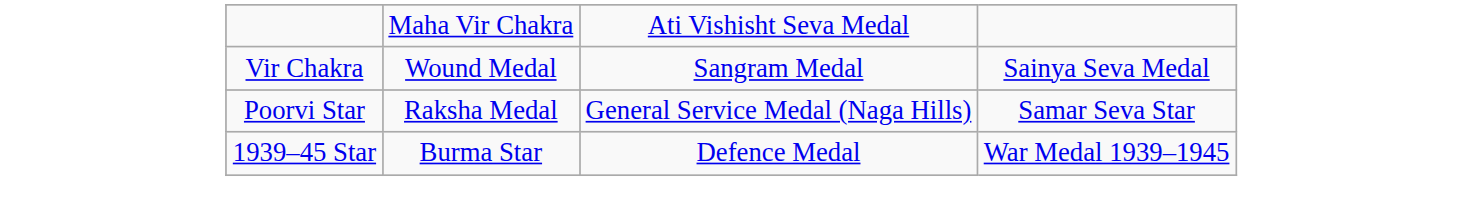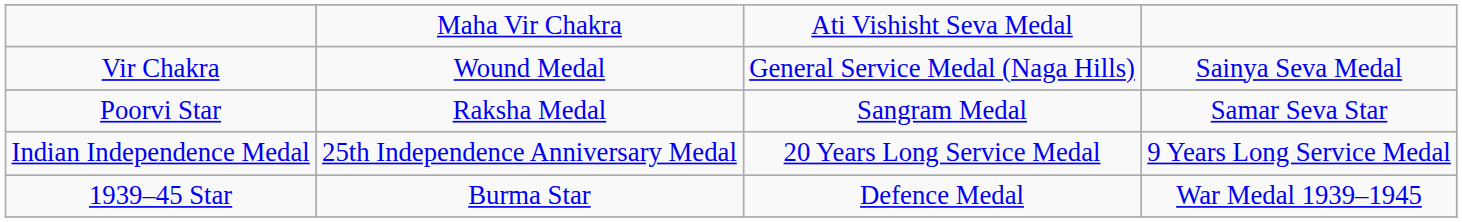(779, 68) Sangram Medal -> (942, 68) General Service Medal (Naga Hills)
(779, 110) General Service Medal (Naga Hills) -> (942, 110) Sangram Medal
+ row: (161, 152)
